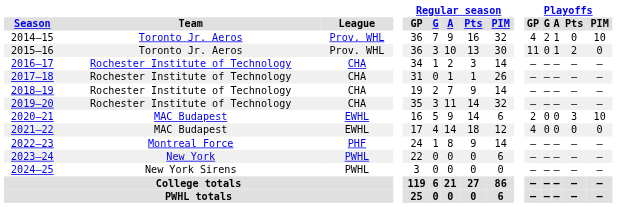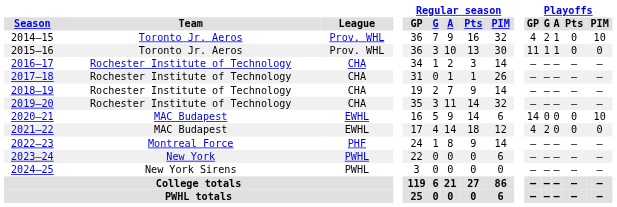(547, 50) 0 -> (547, 50) 1
(574, 50) 2 -> (574, 50) 0
(533, 117) 2 -> (533, 117) 14
(574, 117) 3 -> (574, 117) 0
(547, 130) 0 -> (547, 130) 2
